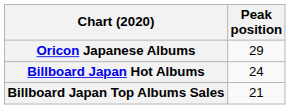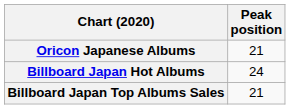(256, 51) 29 -> (256, 51) 21
